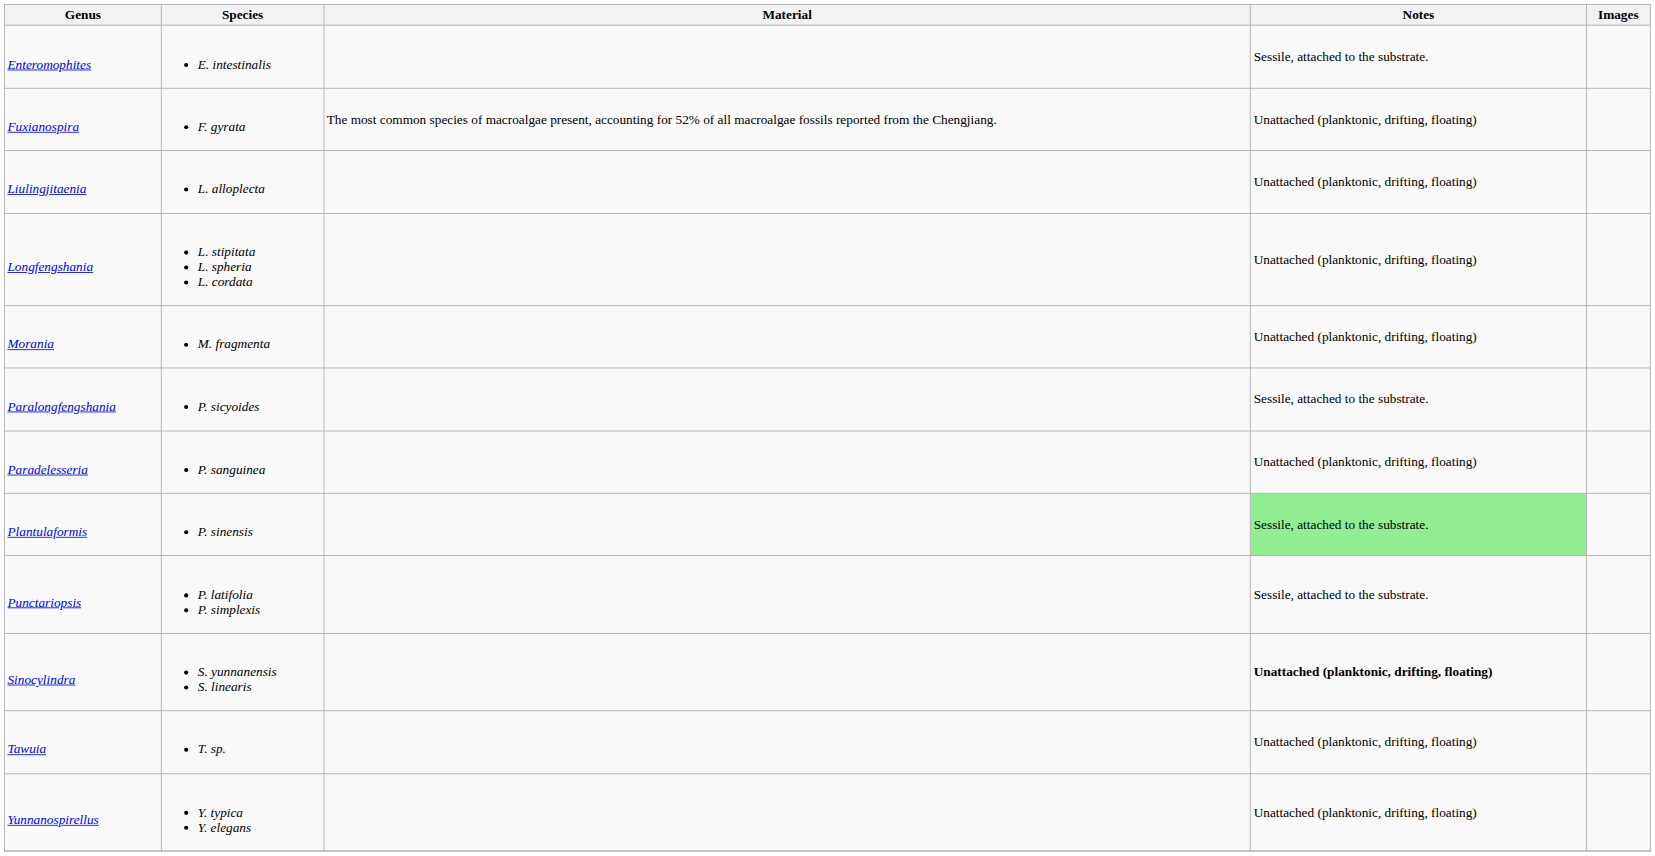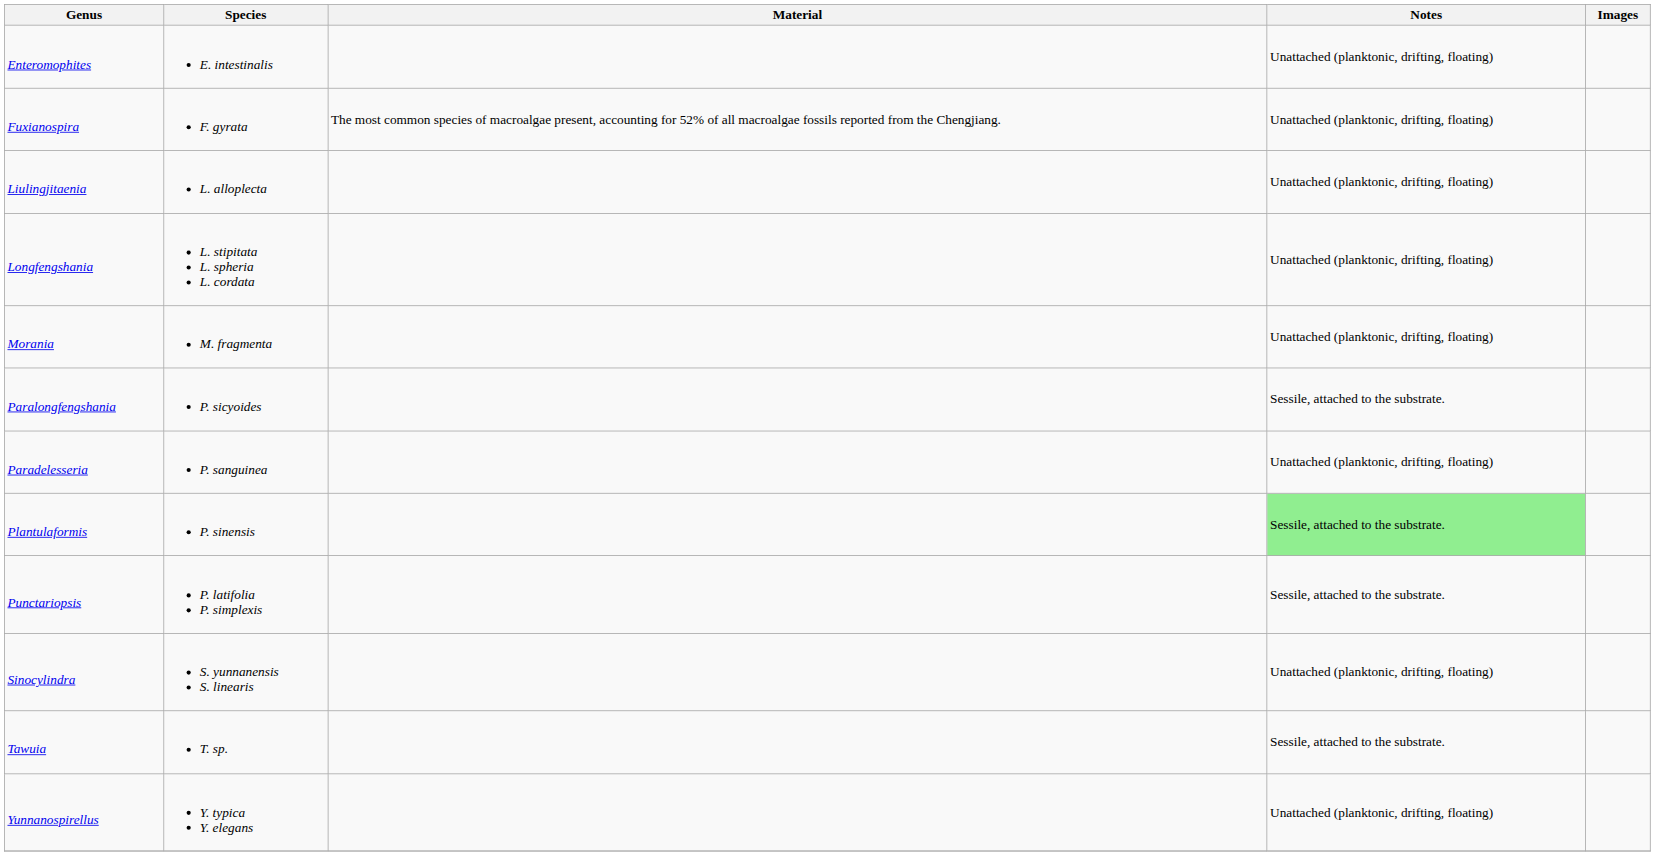(1341, 56) Sessile, attached to the substrate. -> (1382, 56) Unattached (planktonic, drifting, floating)
(1373, 672) bold -> (1382, 672) normal
(1365, 742) Unattached (planktonic, drifting, floating) -> (1357, 742) Sessile, attached to the substrate.
